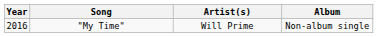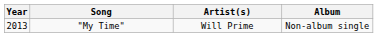(17, 26) 2016 -> (17, 26) 2013
